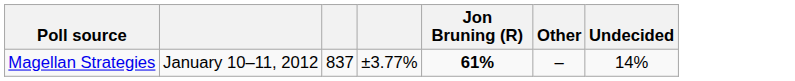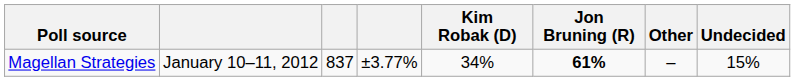+ column: (477, 27)
(632, 62) 14% -> (743, 62) 15%
